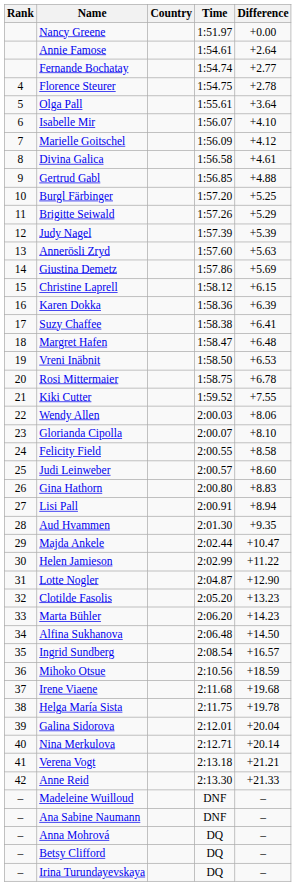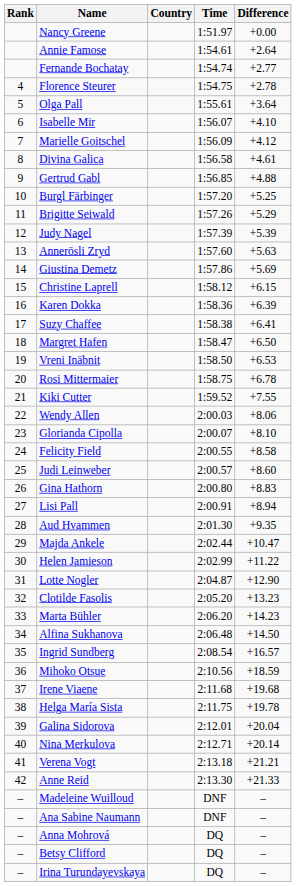(263, 342) +6.48 -> (263, 342) +6.50
